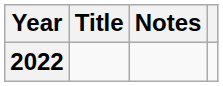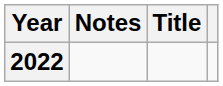columns swapped: (99, 23) <-> (168, 23)
